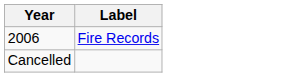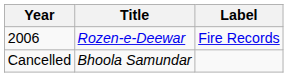+ column: (135, 15)
